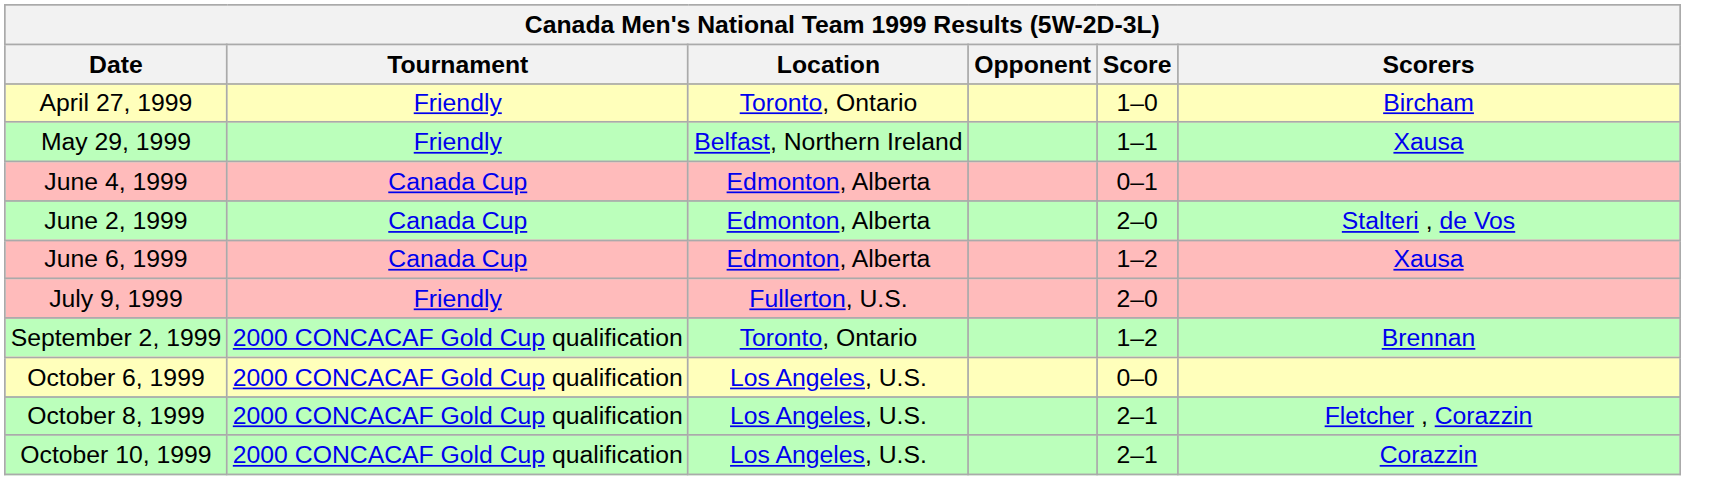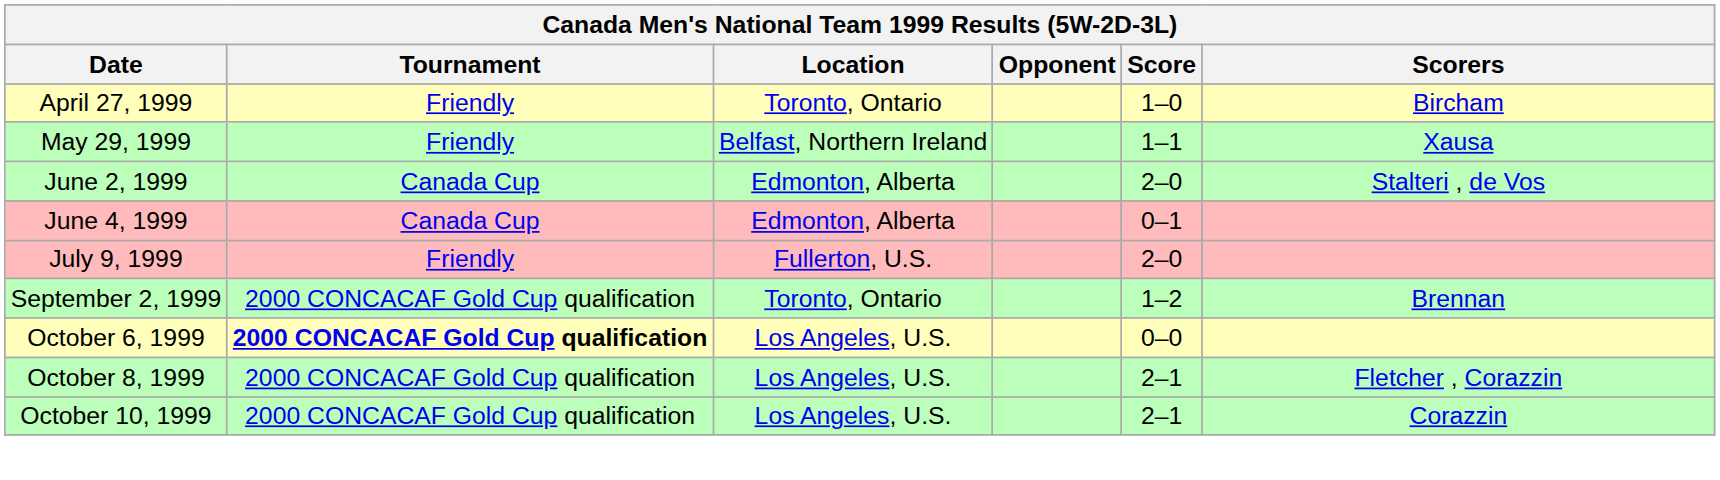rows swapped: (116, 220) <-> (116, 181)
- row: (116, 260)
(458, 377) normal -> (470, 338) bold
